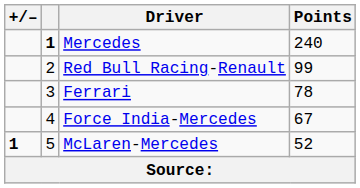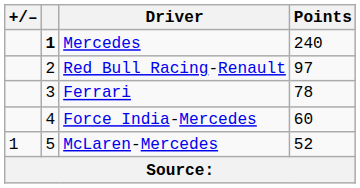(303, 68) 99 -> (303, 68) 97
(303, 119) 67 -> (303, 119) 60
(14, 145) bold -> (14, 145) normal
